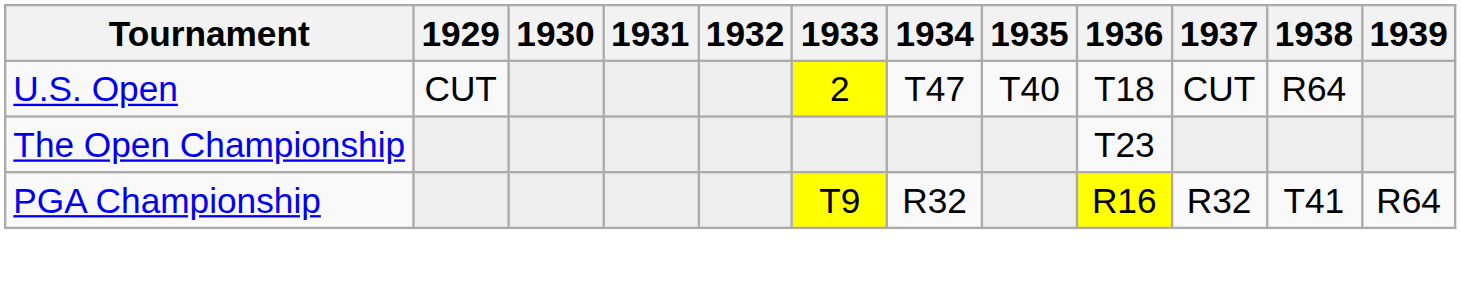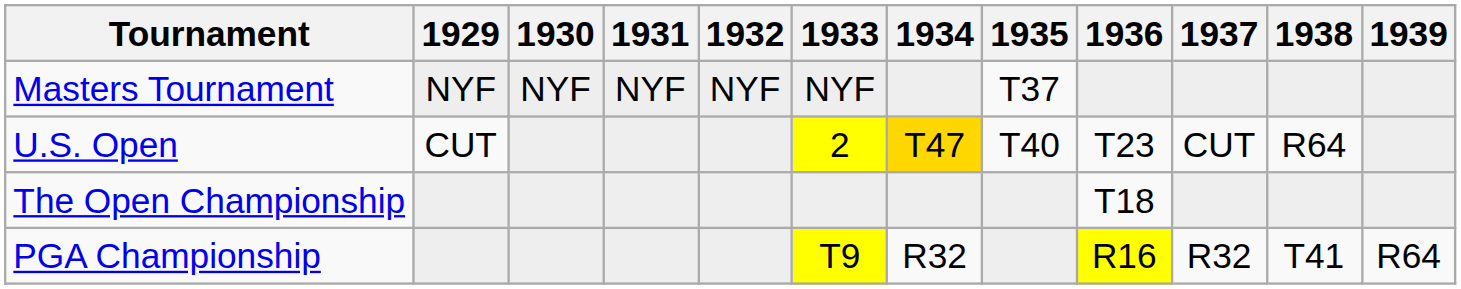+ row: (174, 89)
(935, 89) no background -> (935, 145) gold background
(1124, 89) T18 -> (1124, 145) T23
(1124, 145) T23 -> (1124, 201) T18
